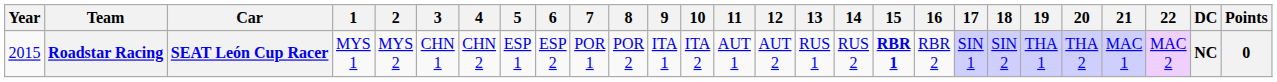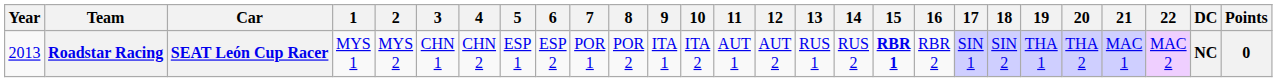(24, 53) 2015 -> (24, 53) 2013
